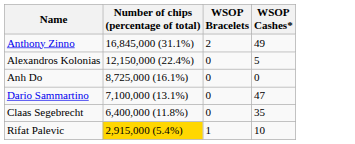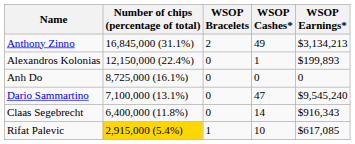+ column: (323, 19)
(257, 60) 5 -> (257, 60) 1
(260, 113) 35 -> (260, 113) 14
